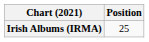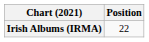(124, 28) 25 -> (124, 28) 22
